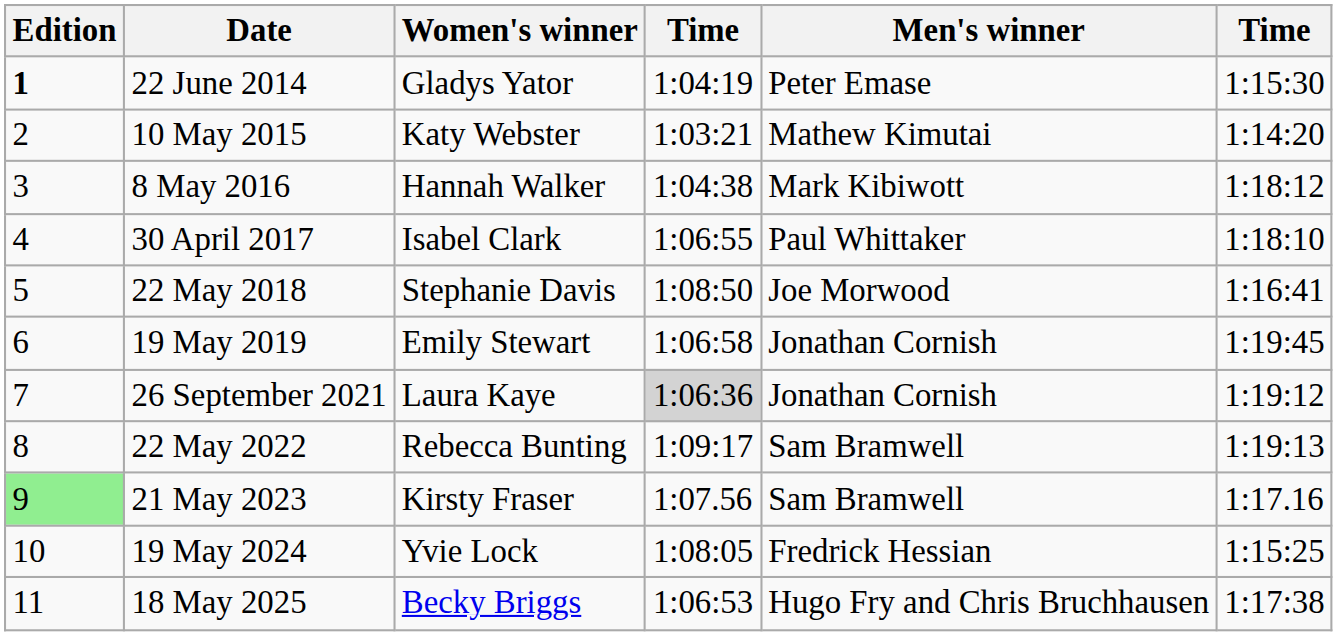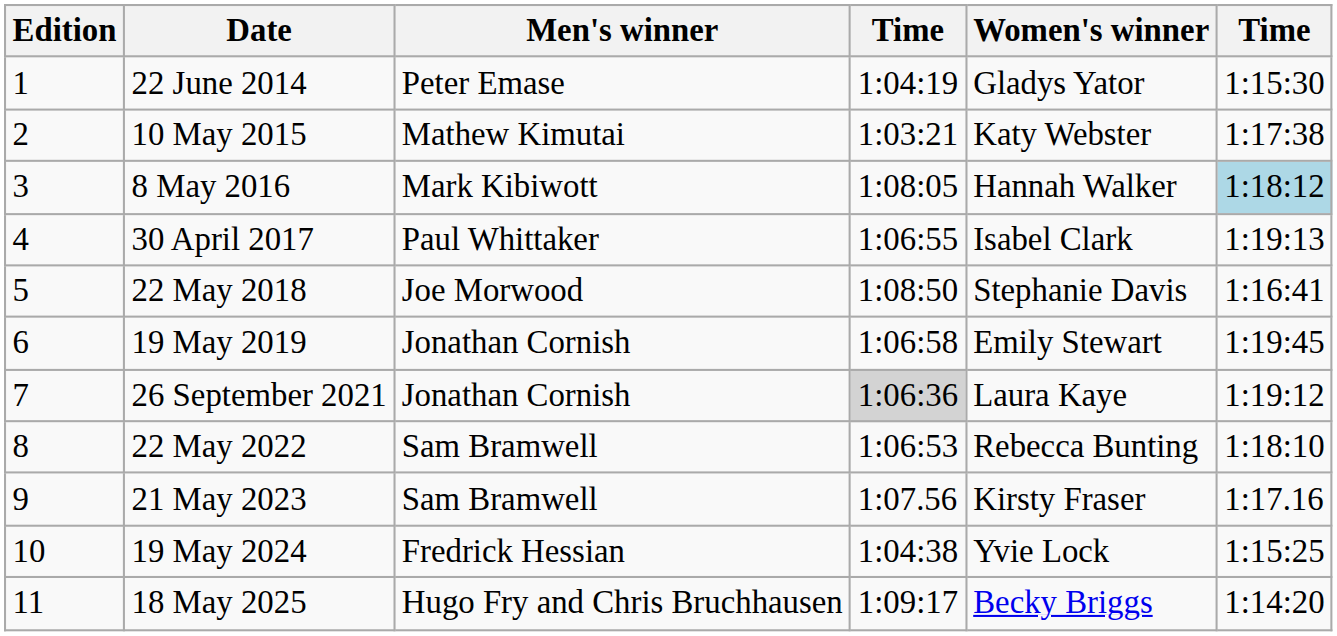columns swapped: (989, 30) <-> (520, 30)
(21, 82) bold -> (21, 82) normal
(1274, 134) 1:14:20 -> (1274, 134) 1:17:38
(703, 186) 1:04:38 -> (908, 186) 1:08:05
(1274, 186) no background -> (1274, 186) lightblue background
(1274, 238) 1:18:10 -> (1274, 238) 1:19:13
(703, 446) 1:09:17 -> (908, 446) 1:06:53
(1274, 446) 1:19:13 -> (1274, 446) 1:18:10
(21, 498) lightgreen background -> (21, 498) no background
(703, 550) 1:08:05 -> (908, 550) 1:04:38
(703, 602) 1:06:53 -> (908, 602) 1:09:17
(1274, 602) 1:17:38 -> (1274, 602) 1:14:20
